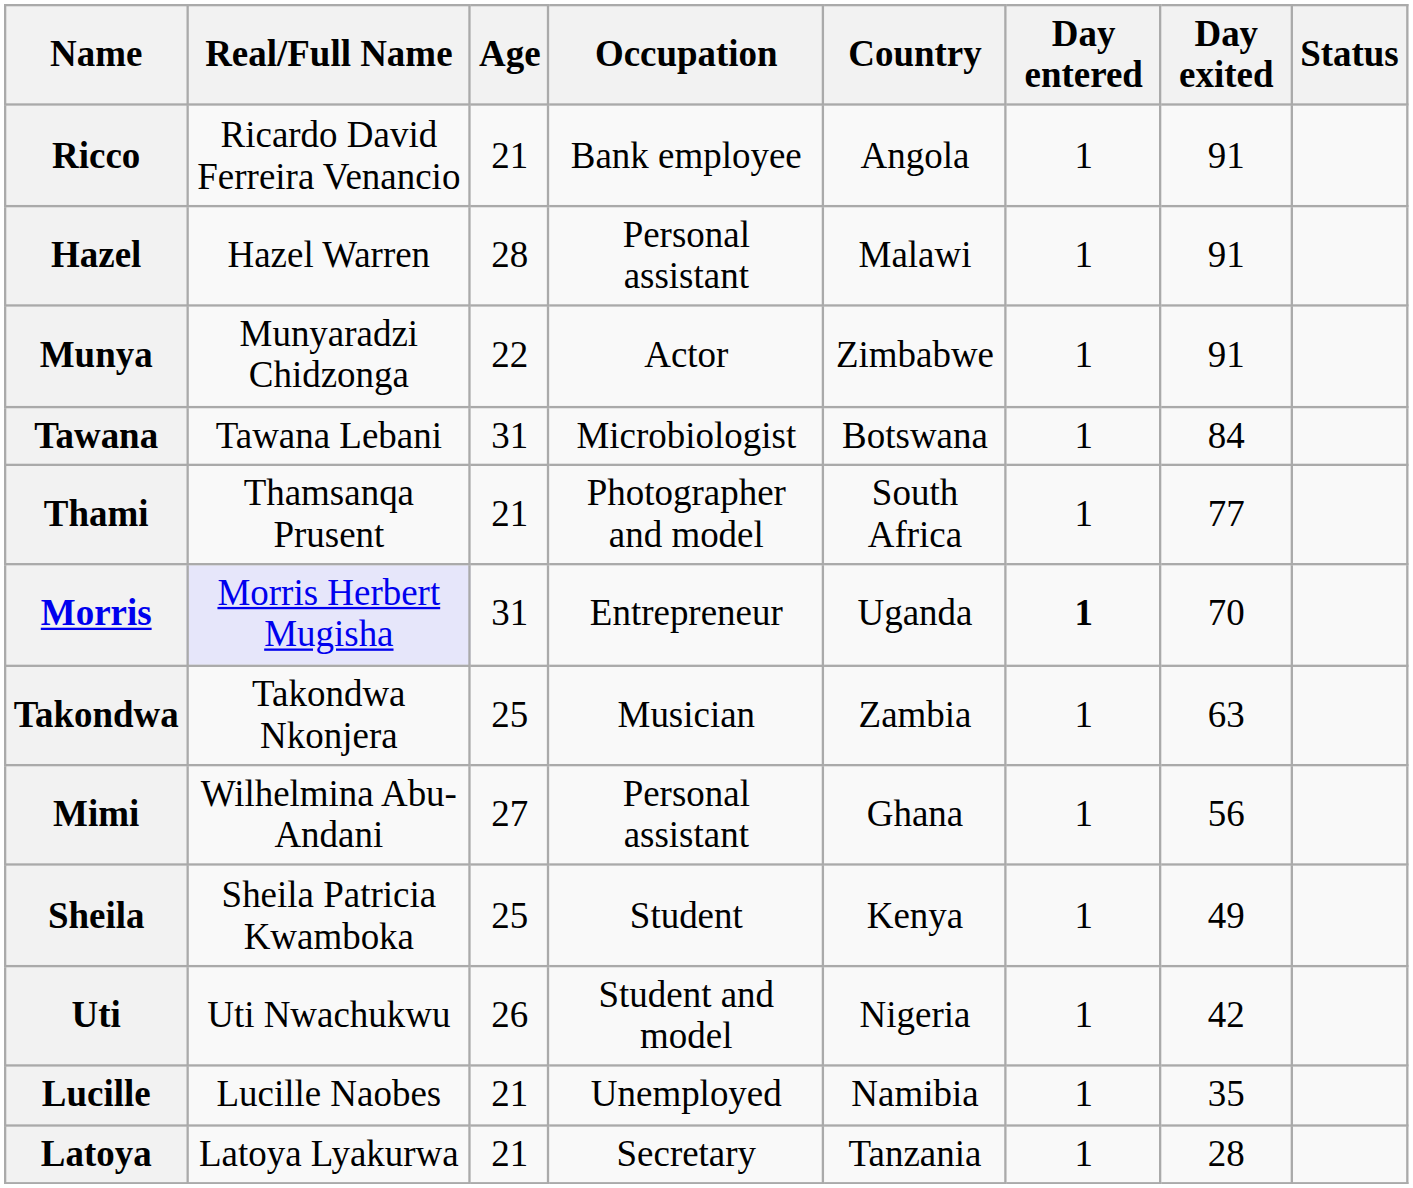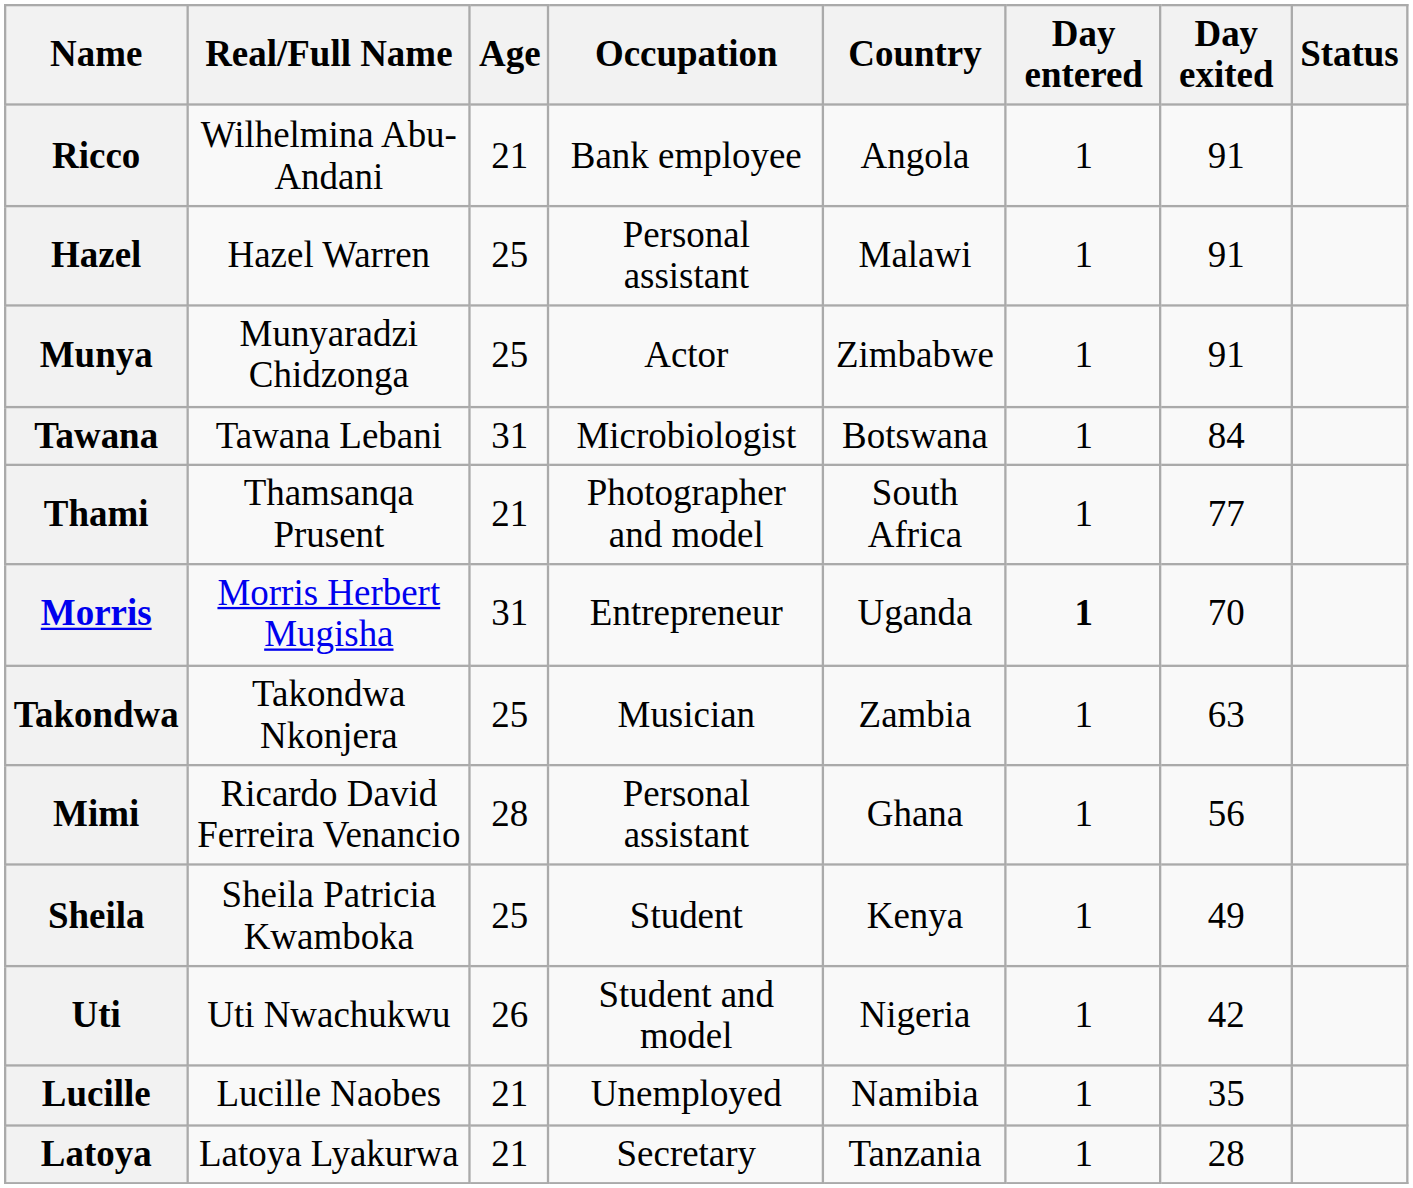(329, 154) Ricardo David Ferreira Venancio -> (329, 154) Wilhelmina Abu-Andani
(510, 254) 28 -> (510, 254) 25
(510, 355) 22 -> (510, 355) 25
(329, 614) lavender background -> (329, 614) no background
(329, 814) Wilhelmina Abu-Andani -> (329, 814) Ricardo David Ferreira Venancio
(510, 814) 27 -> (510, 814) 28
